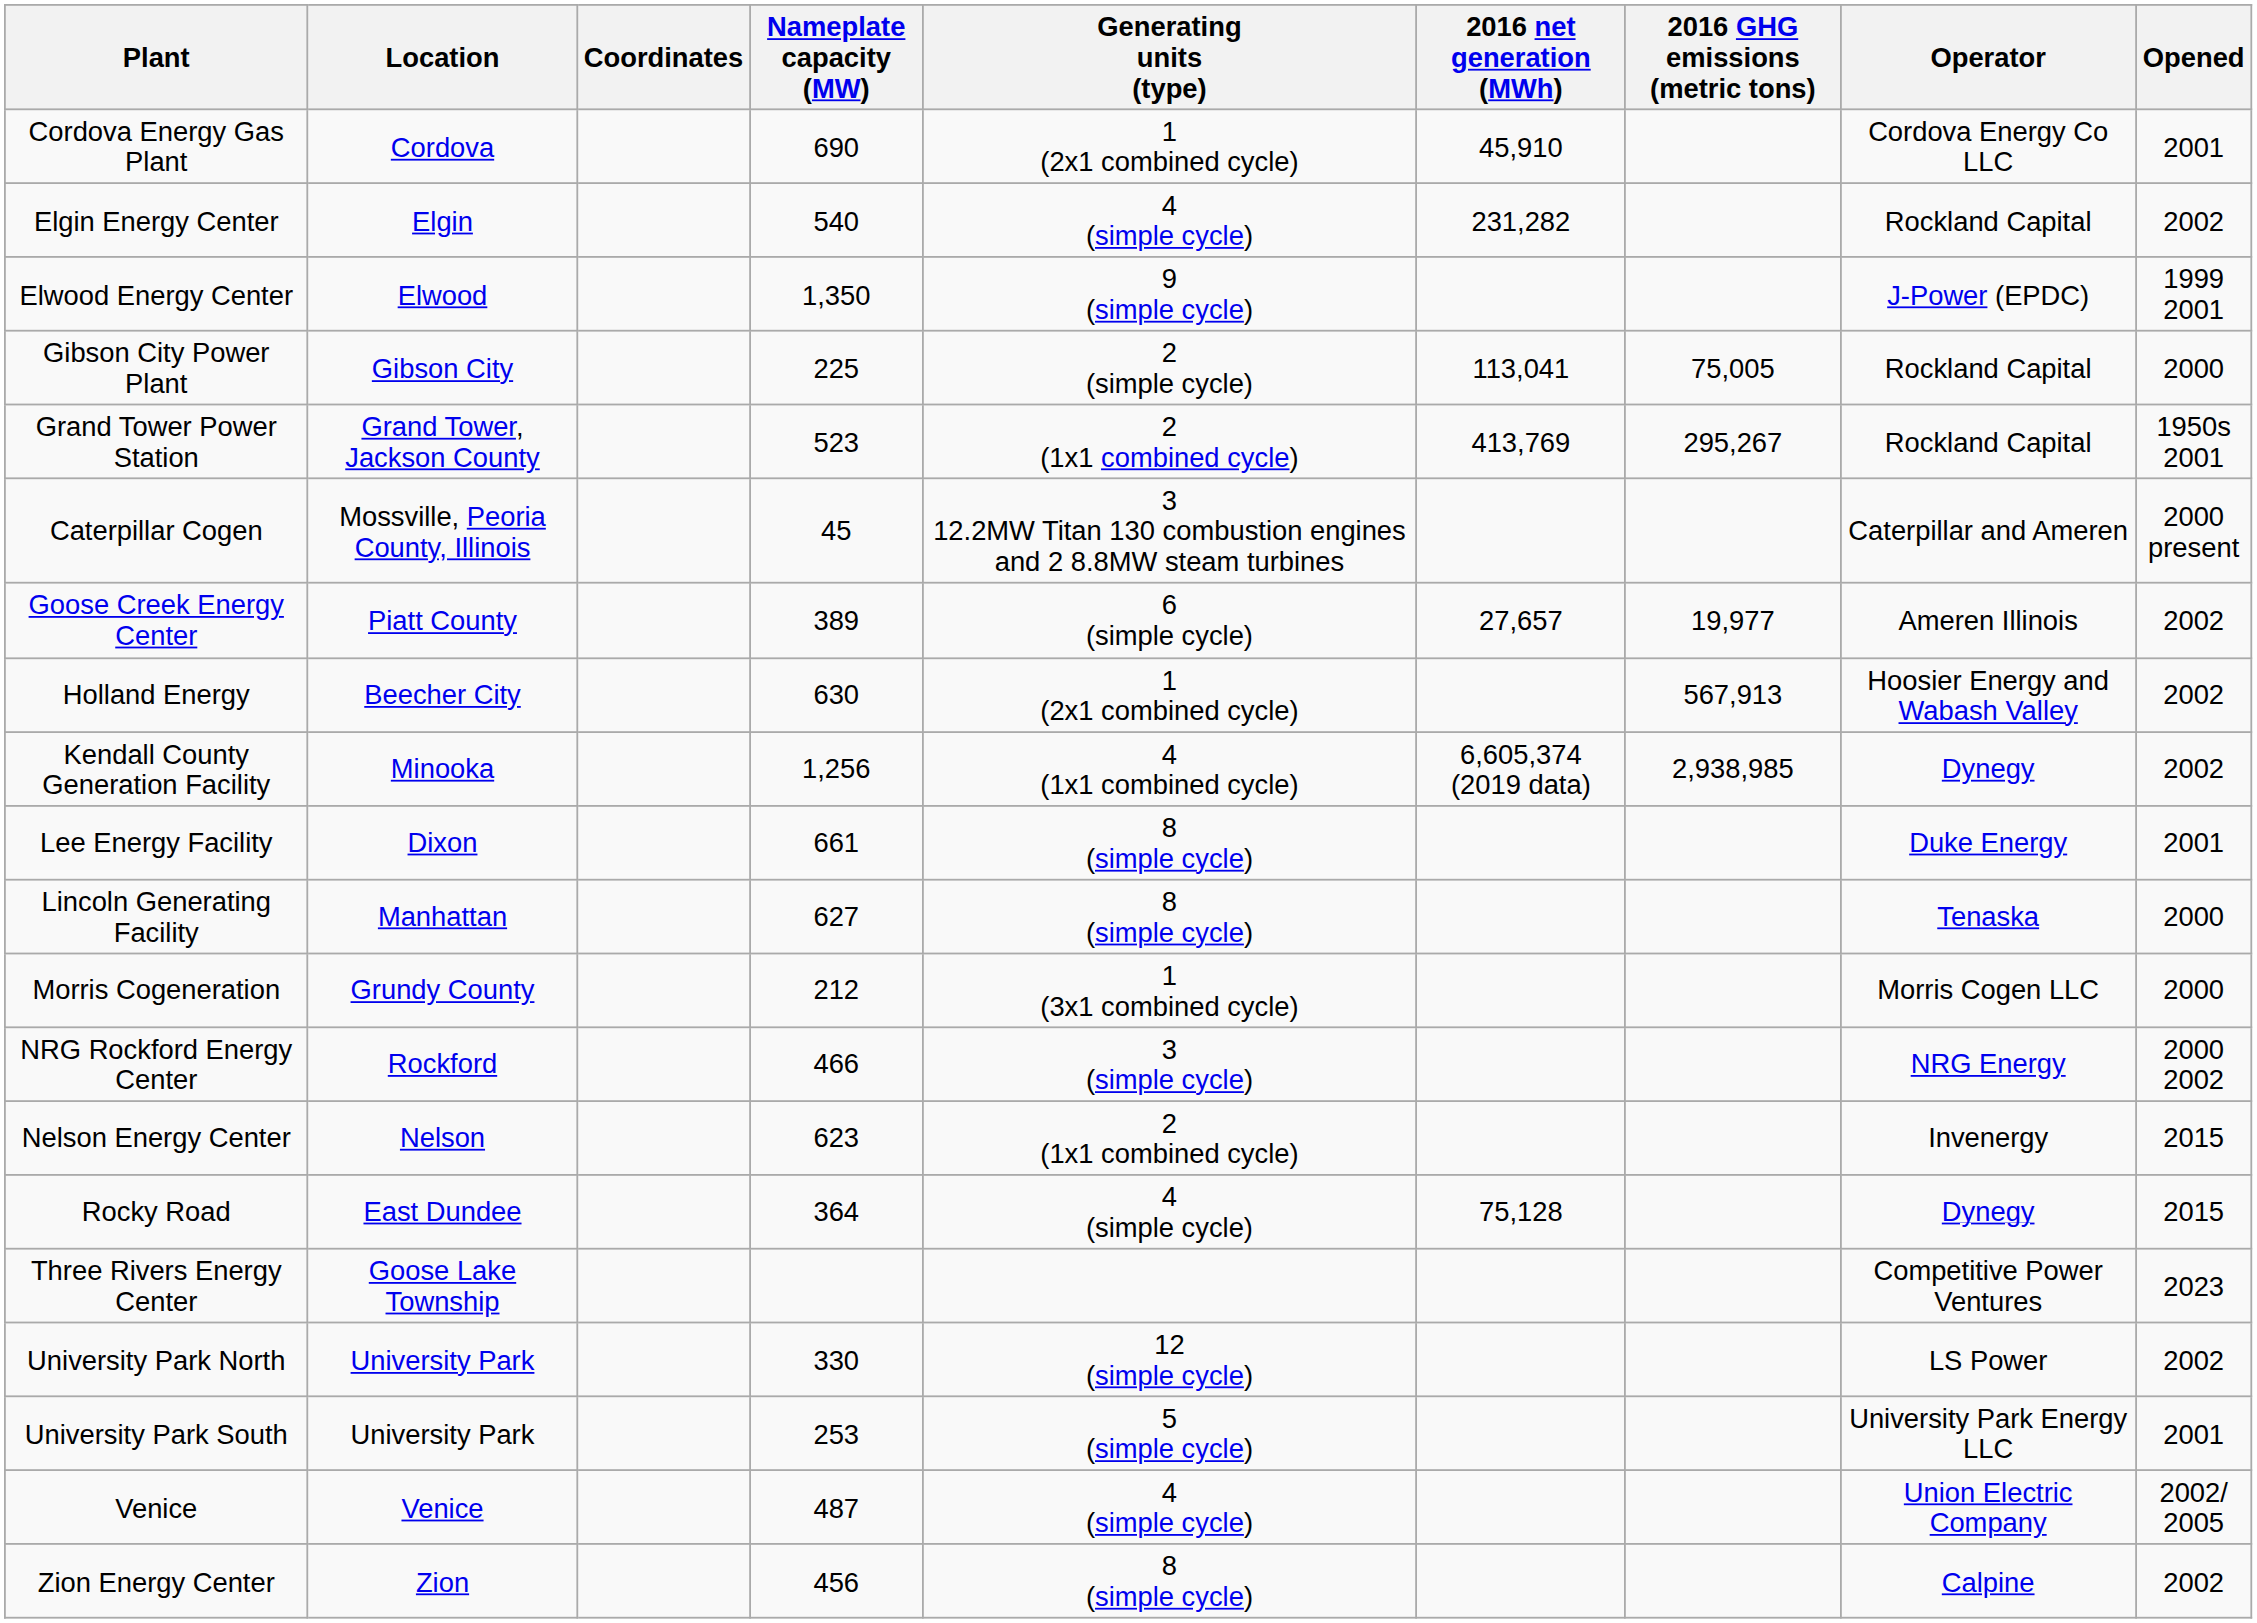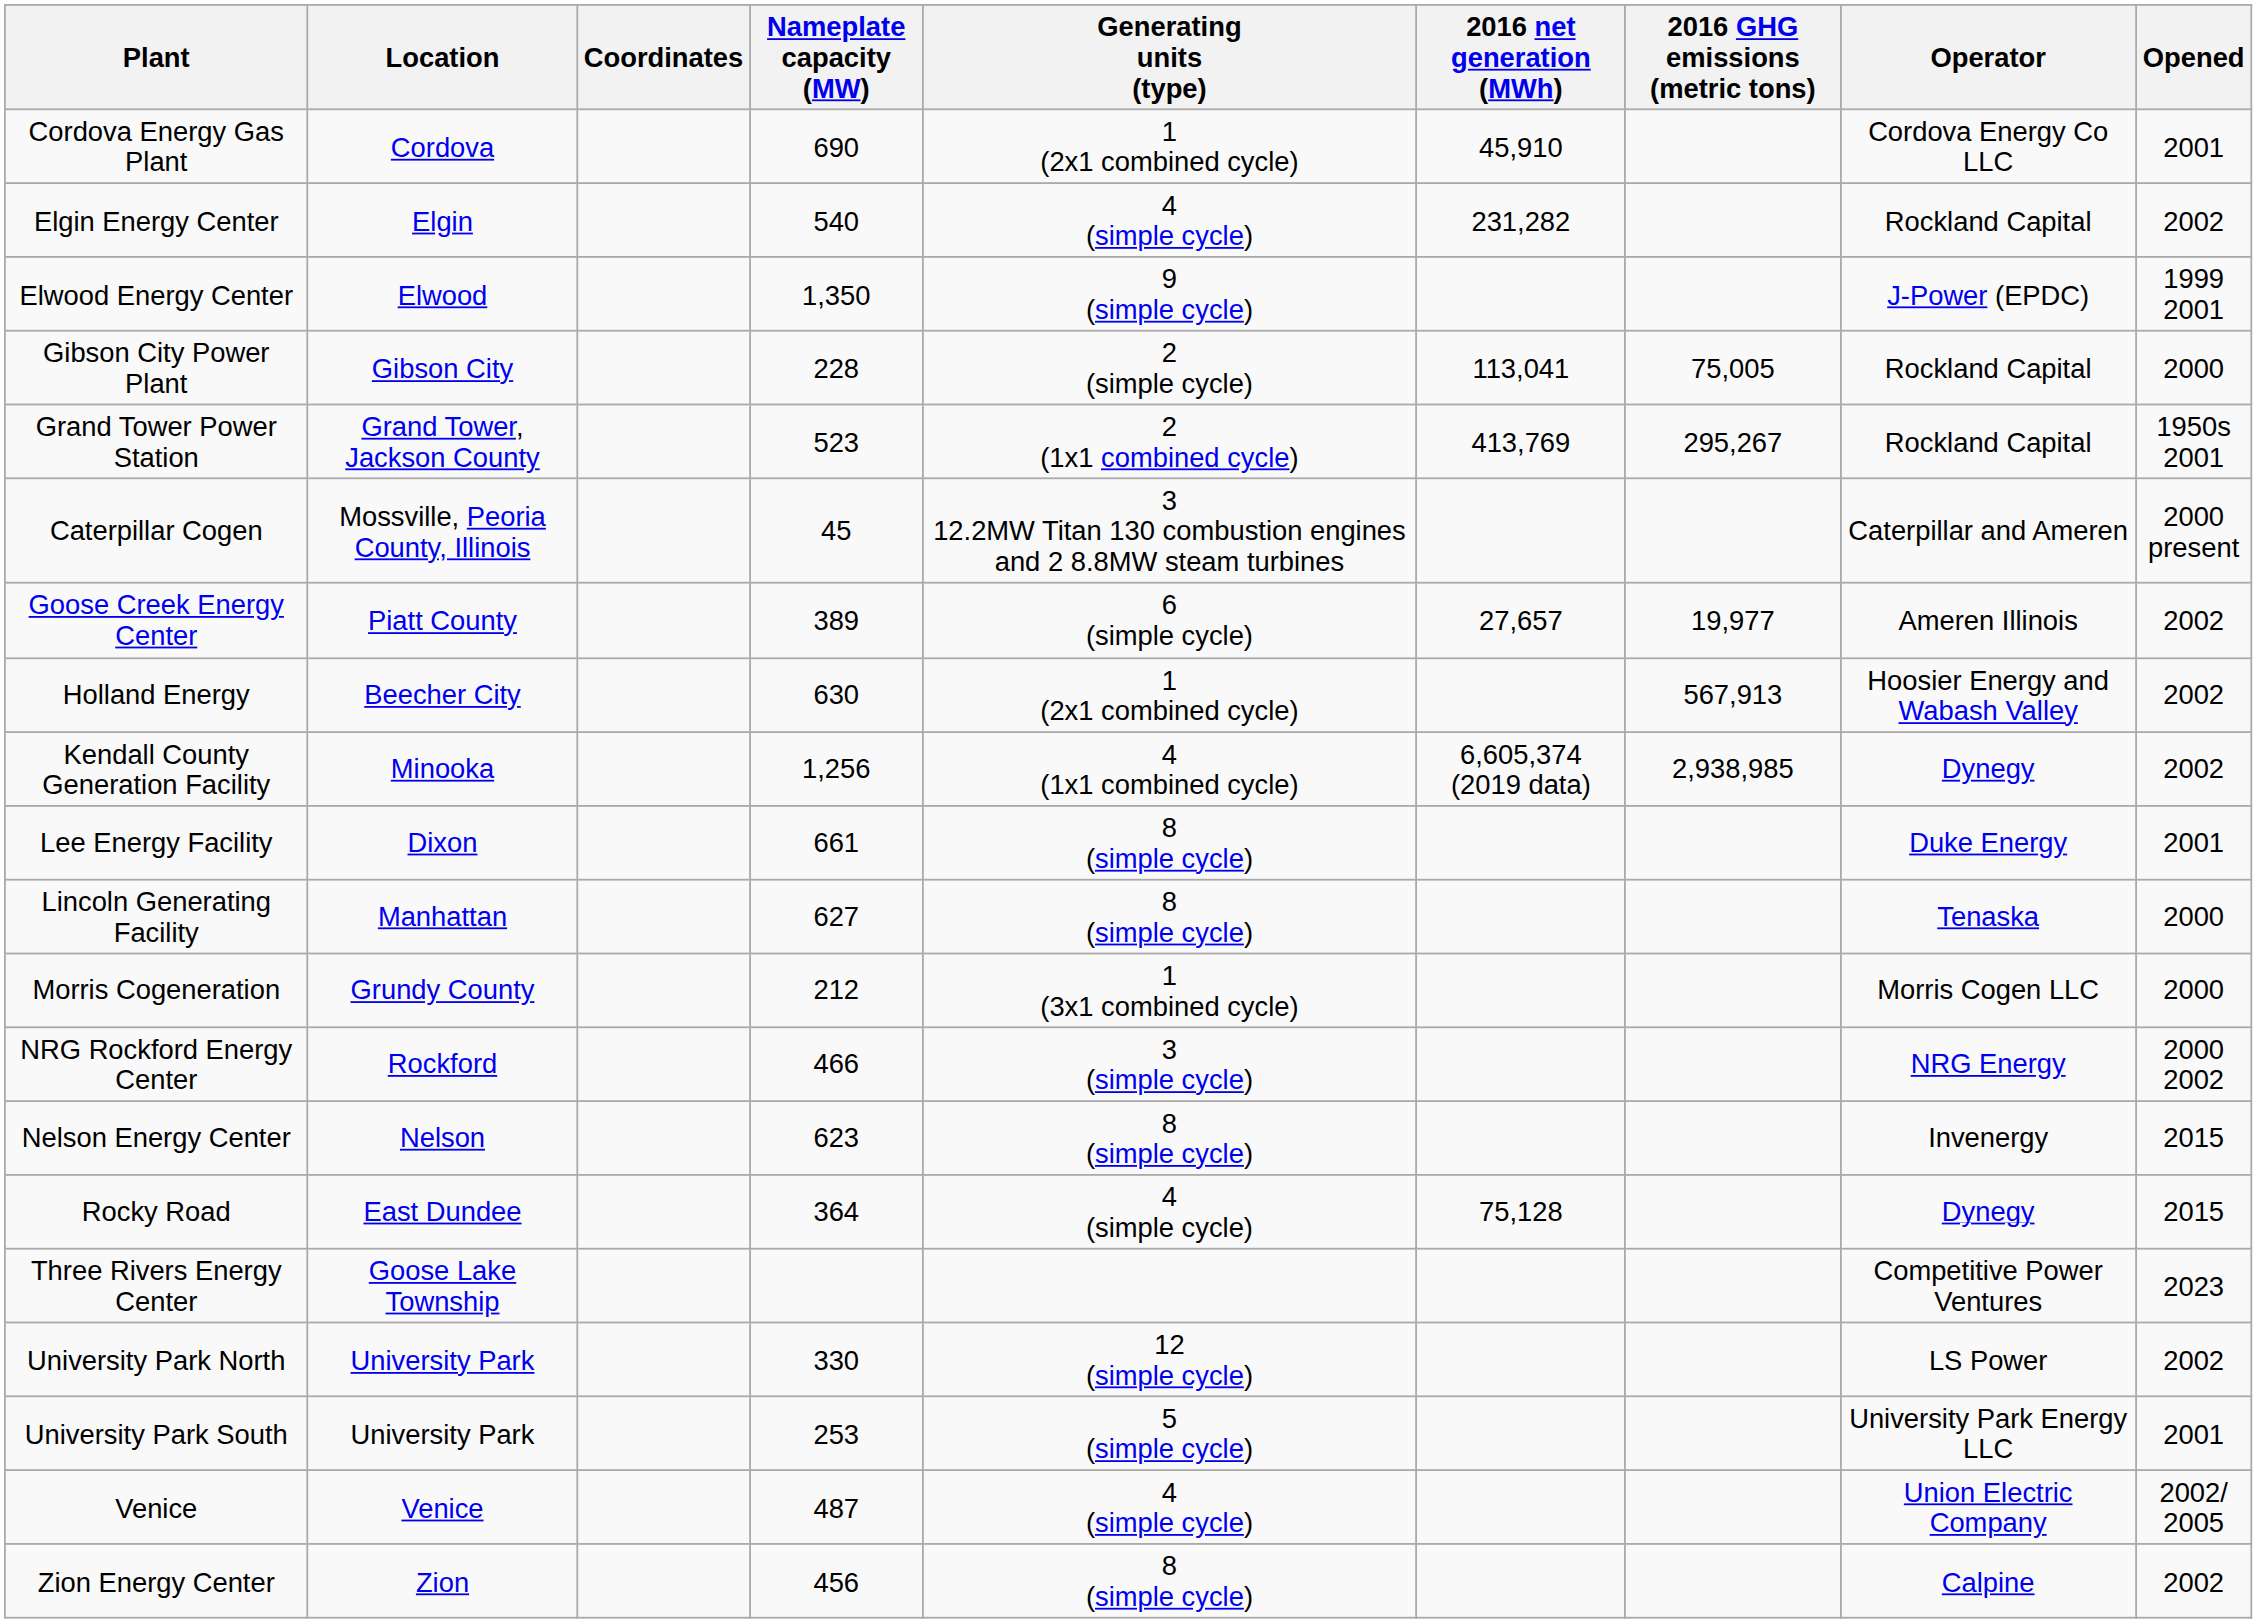(836, 368) 225 -> (836, 368) 228
(1169, 1138) 2 (1x1 combined cycle) -> (1169, 1138) 8 (simple cycle)
